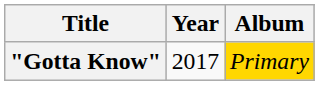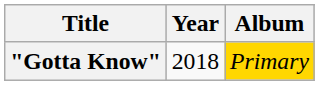(195, 60) 2017 -> (195, 60) 2018
